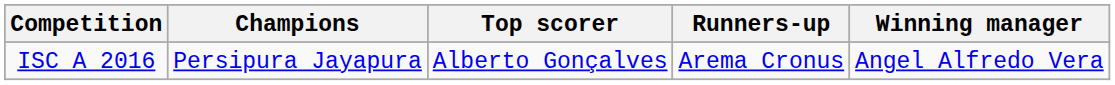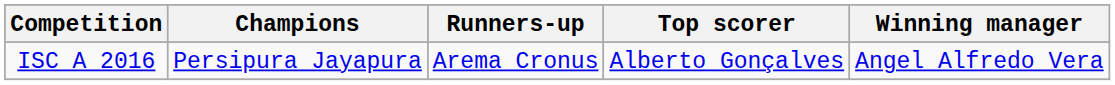columns swapped: (761, 24) <-> (550, 24)
